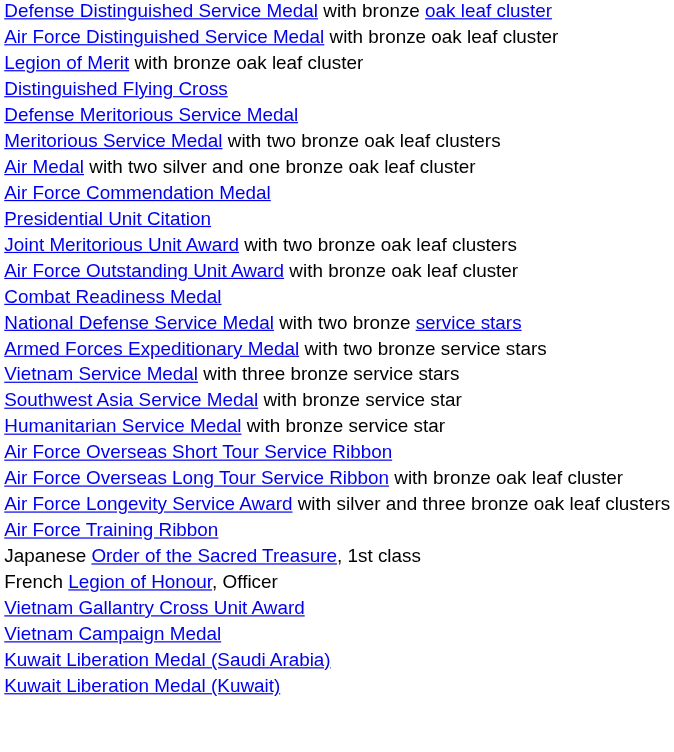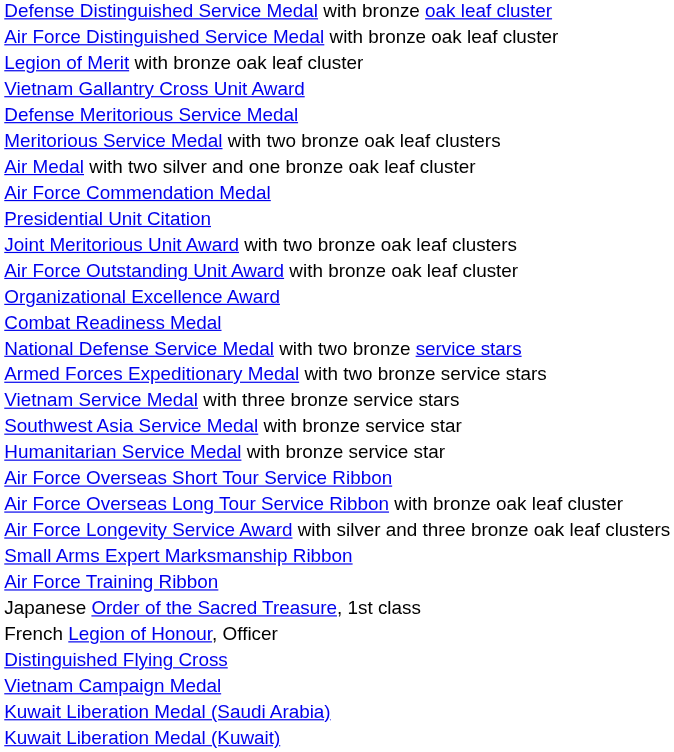rows swapped: (116, 88) <-> (154, 608)
+ row: (142, 296)
+ row: (178, 556)
